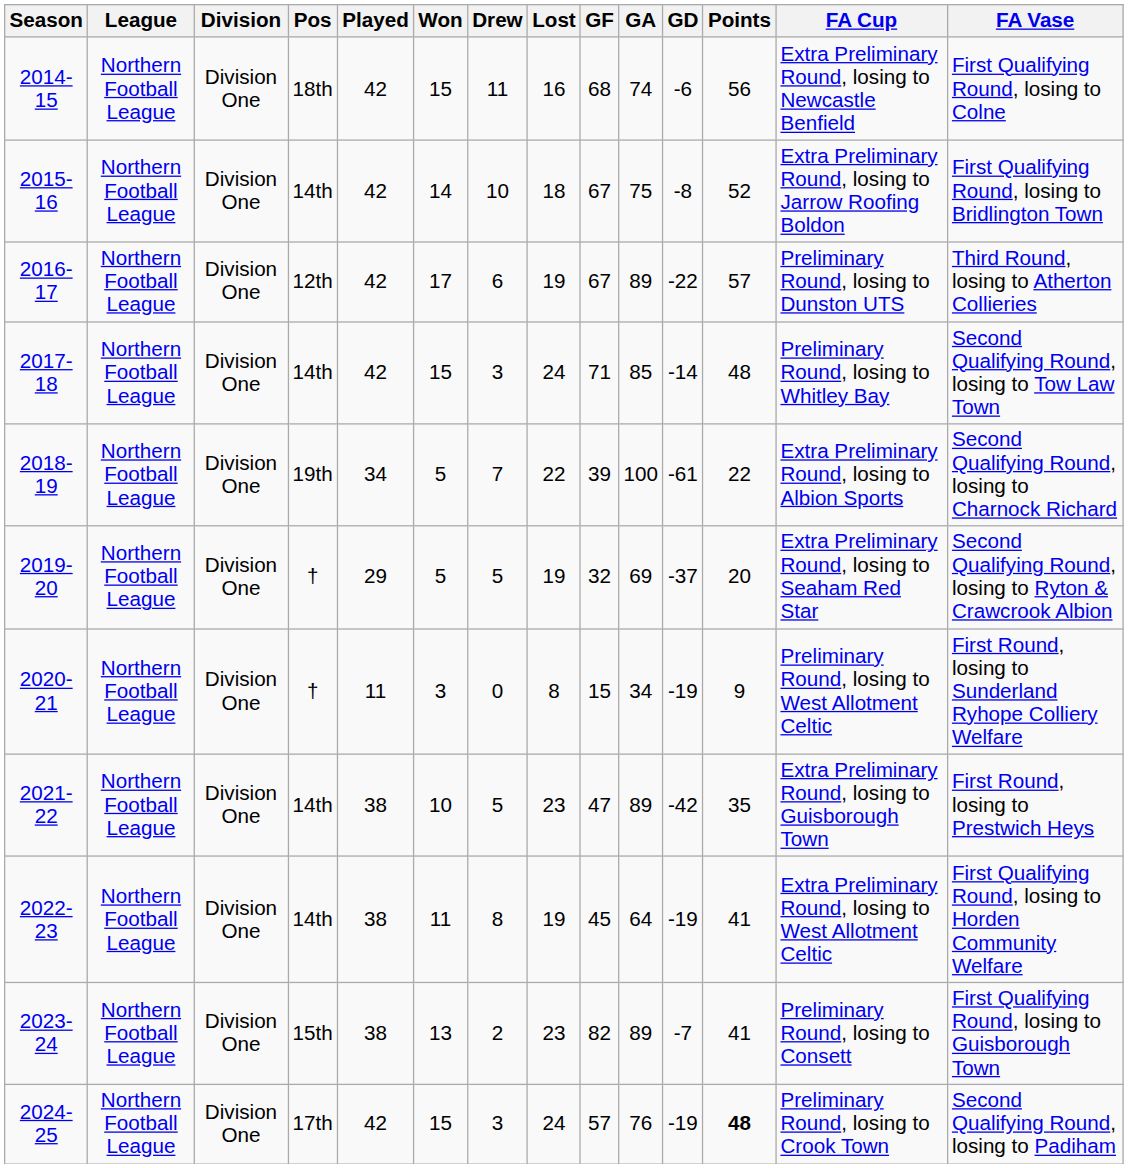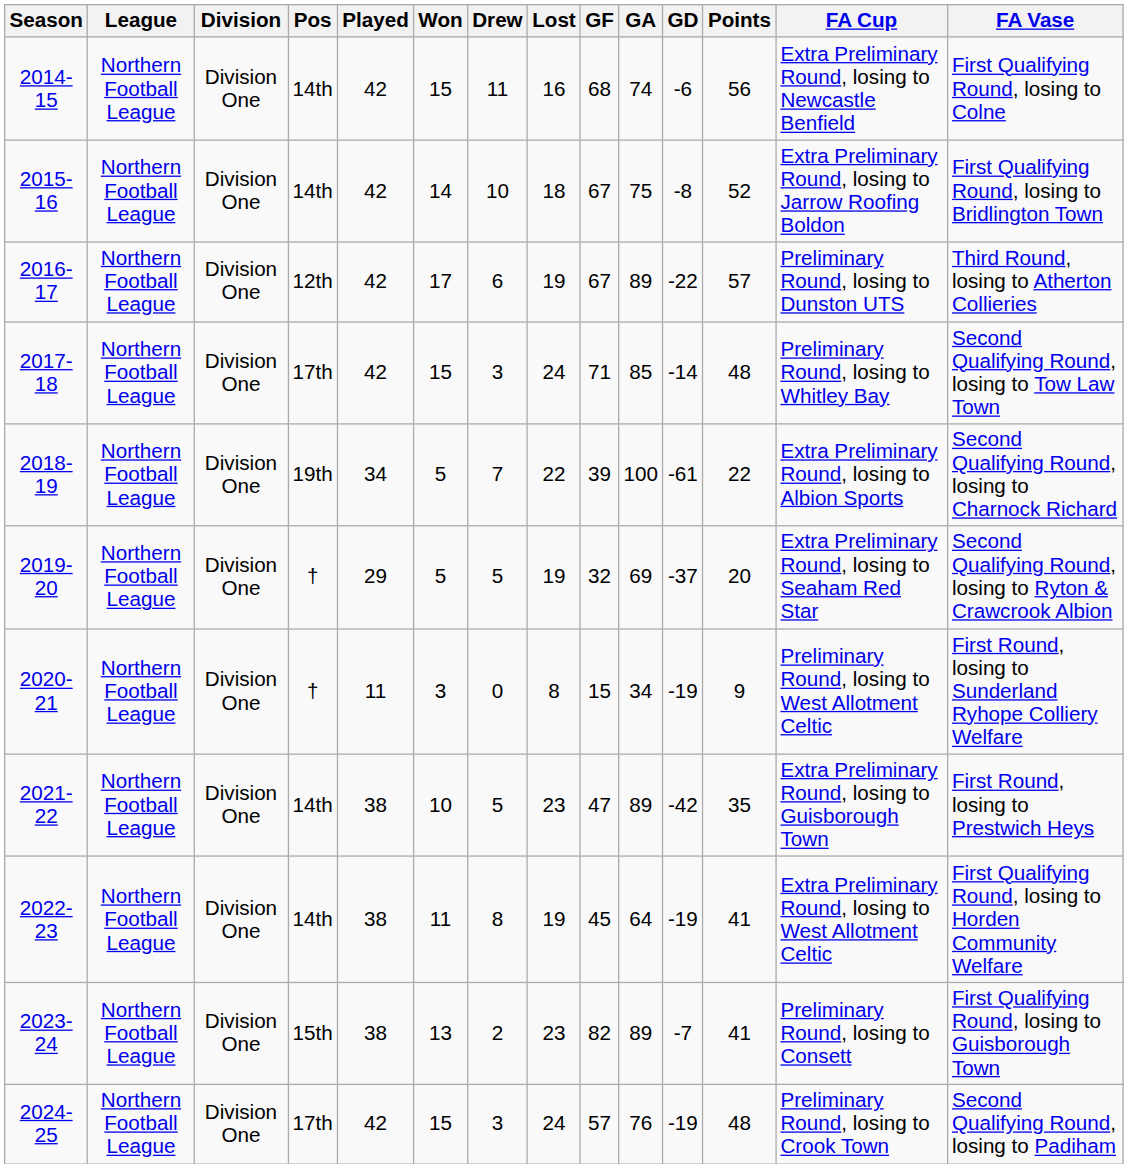(313, 88) 18th -> (313, 88) 14th
(313, 372) 14th -> (313, 372) 17th
(739, 1123) bold -> (739, 1123) normal
